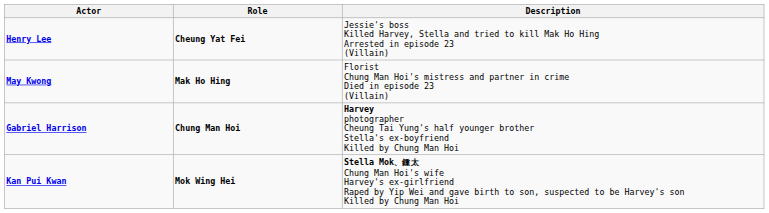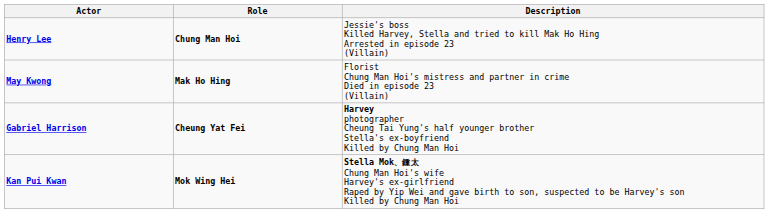(210, 39) Cheung Yat Fei -> (208, 39) Chung Man Hoi
(208, 129) Chung Man Hoi -> (210, 129) Cheung Yat Fei
